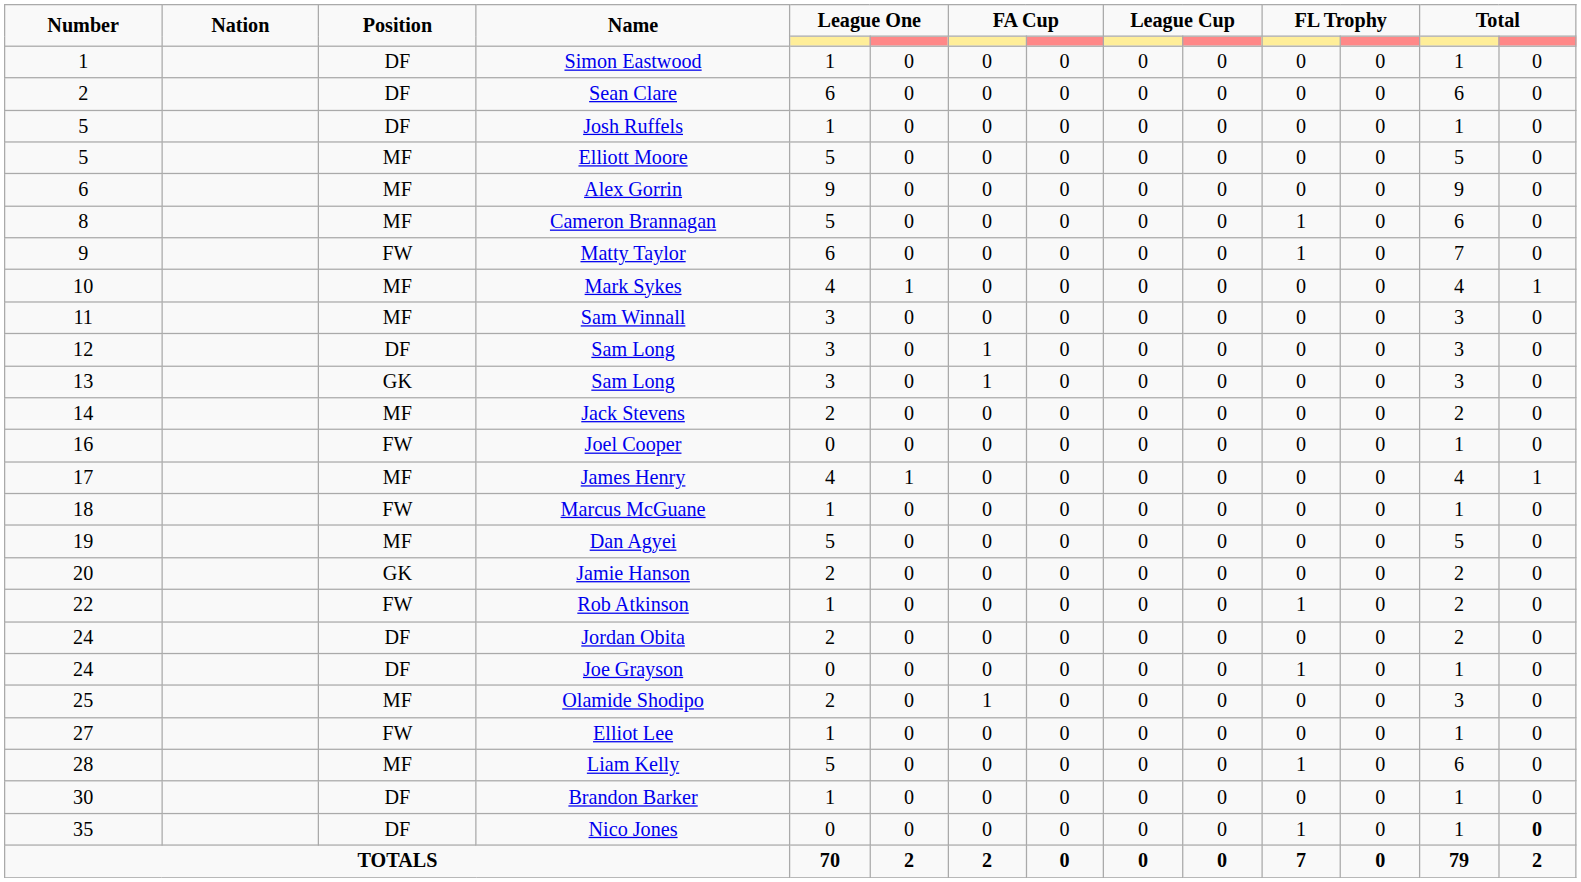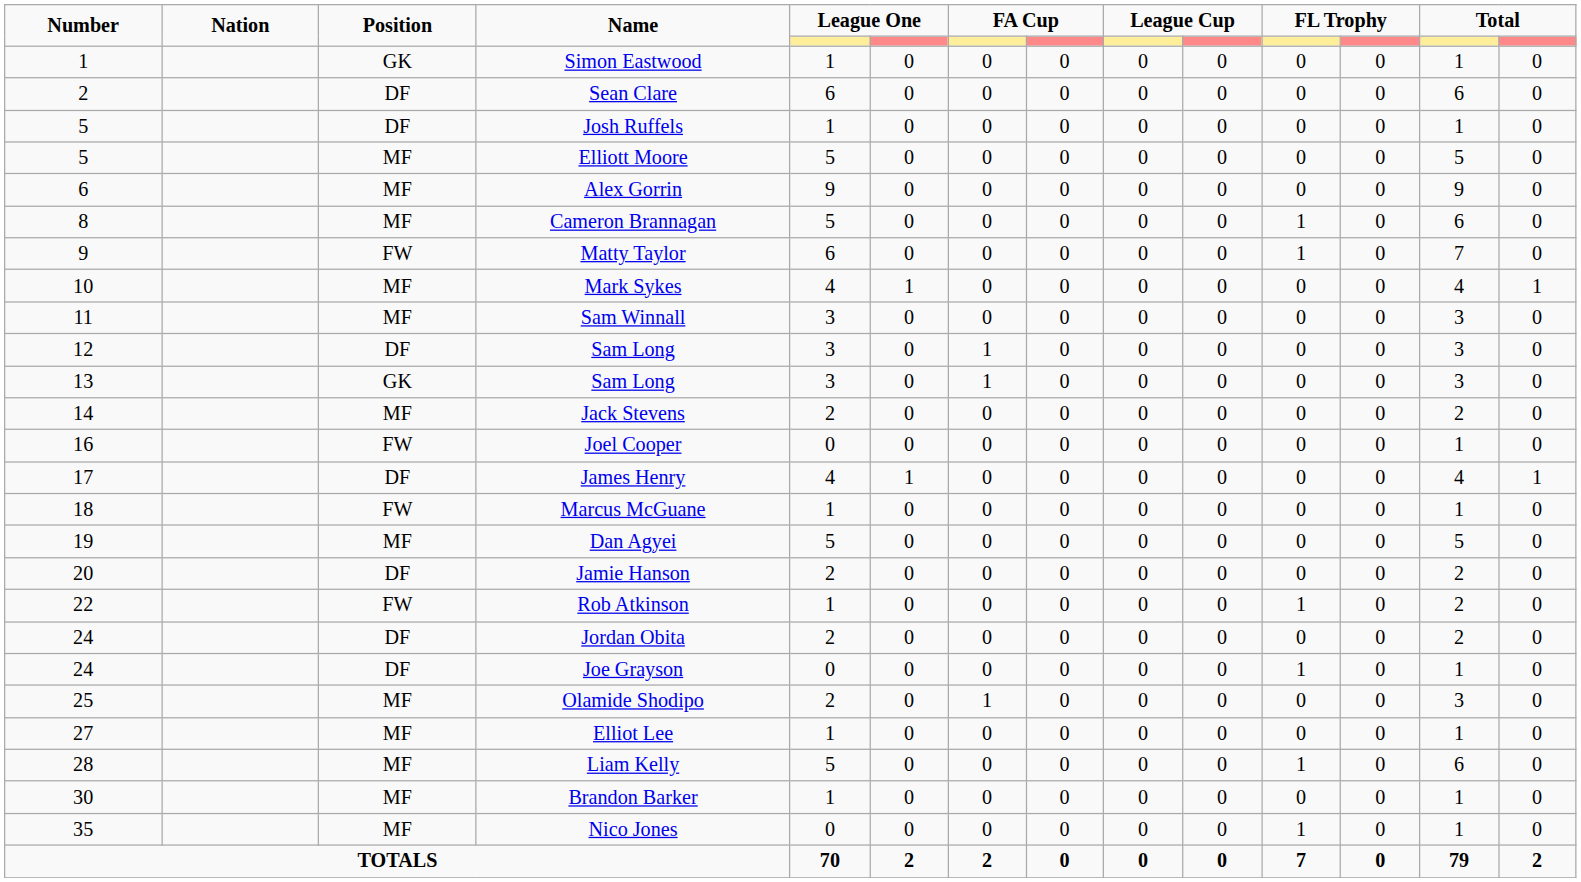(397, 61) DF -> (397, 61) GK
(397, 477) MF -> (397, 477) DF
(397, 573) GK -> (397, 573) DF
(397, 733) FW -> (397, 733) MF
(397, 797) DF -> (397, 797) MF
(397, 829) DF -> (397, 829) MF
(1537, 829) bold -> (1537, 829) normal
